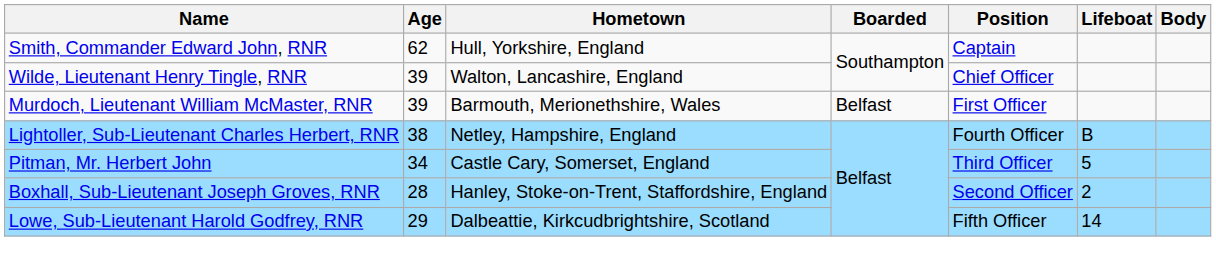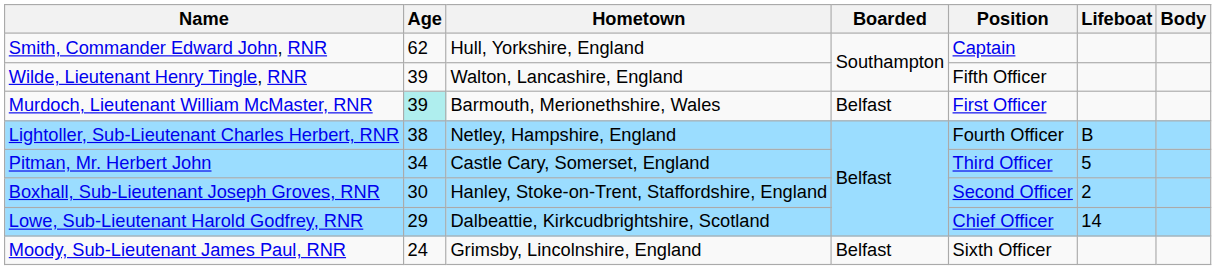(1003, 76) Chief Officer -> (1000, 76) Fifth Officer
(418, 105) no background -> (418, 105) paleturquoise background
(418, 192) 28 -> (418, 192) 30
(1000, 221) Fifth Officer -> (1003, 221) Chief Officer
+ row: (177, 250)
